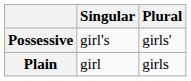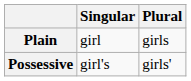rows swapped: (41, 64) <-> (41, 40)
